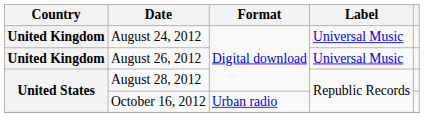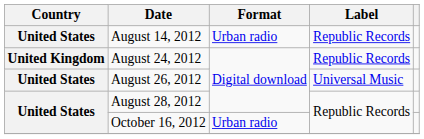+ row: (156, 36)
(358, 36) Universal Music -> (362, 58) Republic Records
(56, 58) United Kingdom -> (56, 79) United States
